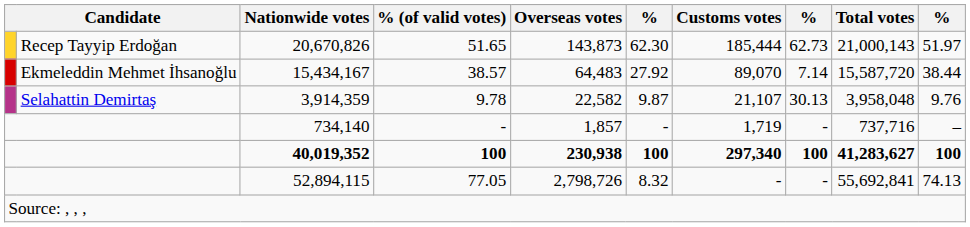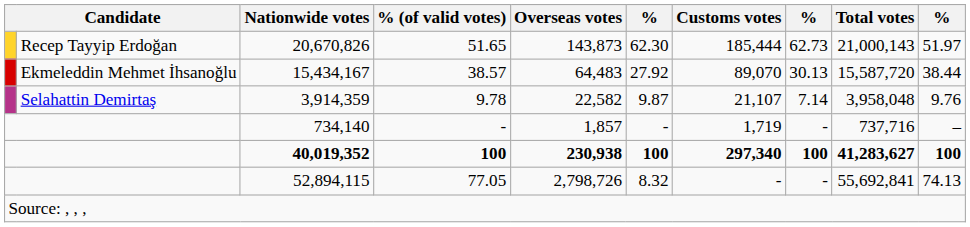(813, 72) 7.14 -> (809, 72) 30.13
(809, 99) 30.13 -> (813, 99) 7.14
